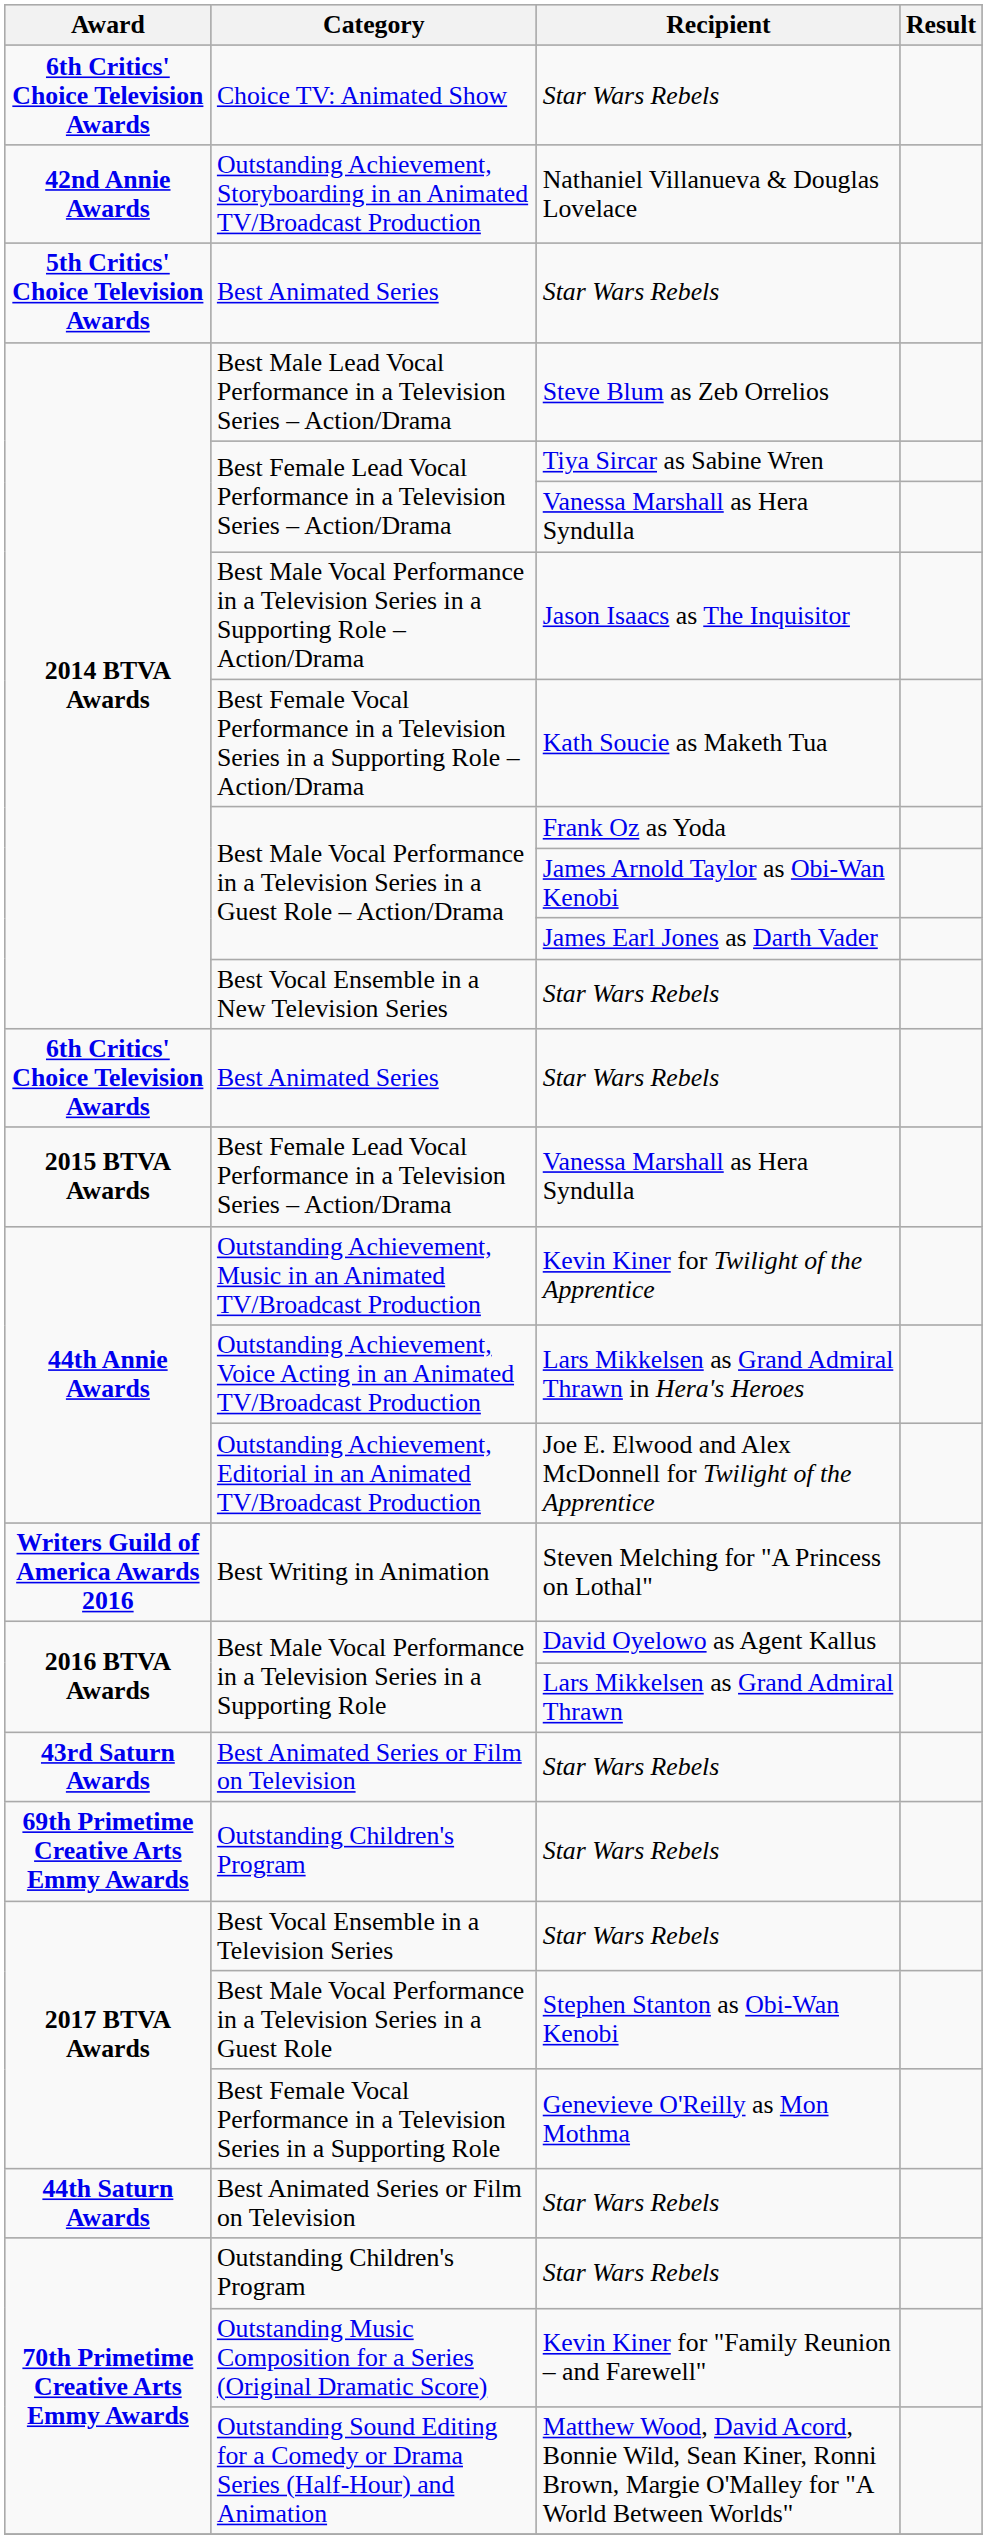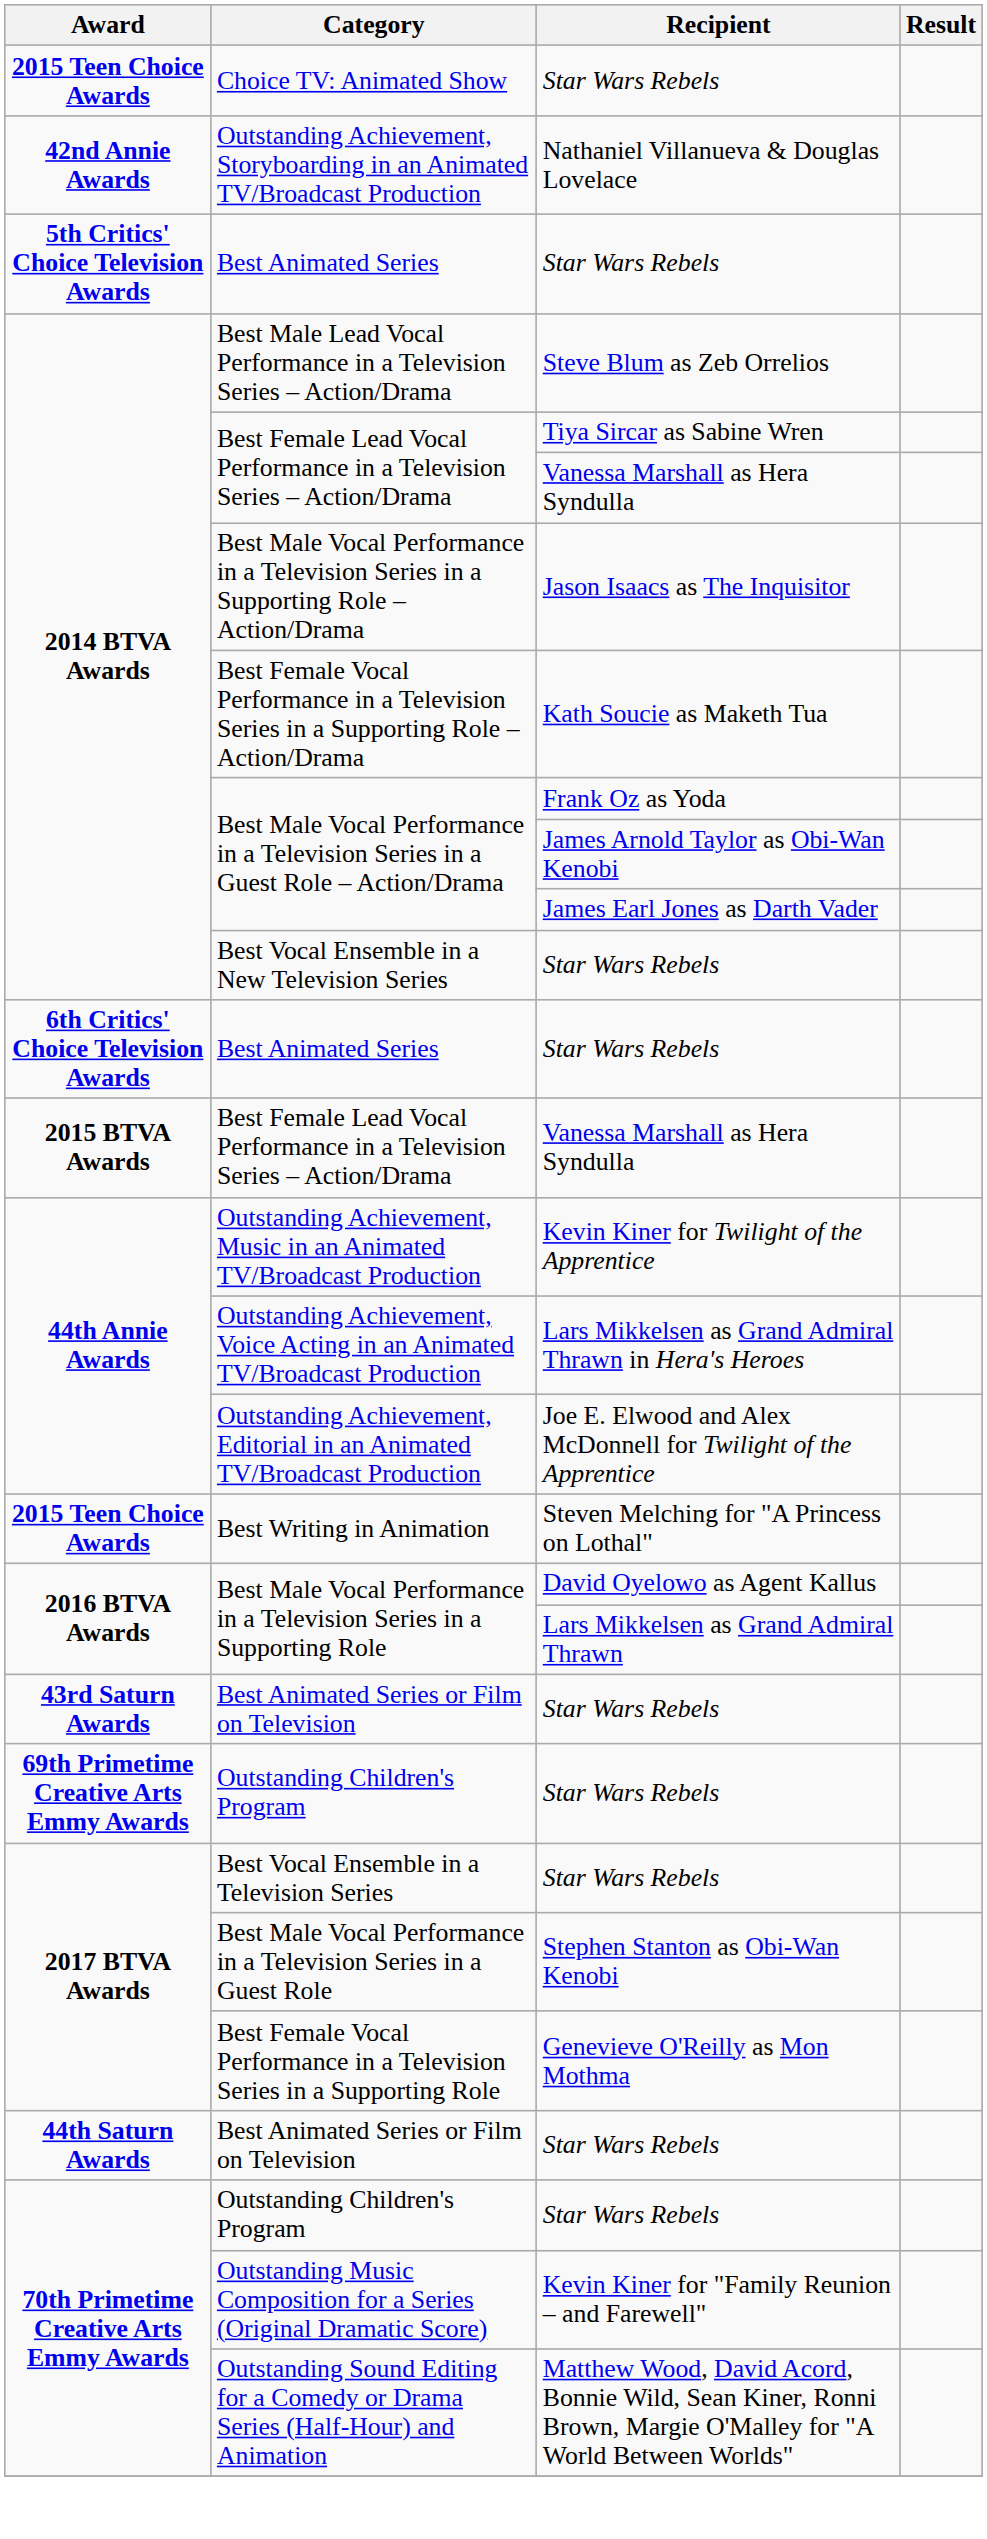(108, 94) 6th Critics' Choice Television Awards -> (108, 80) 2015 Teen Choice Awards
(108, 1571) Writers Guild of America Awards 2016 -> (108, 1528) 2015 Teen Choice Awards
